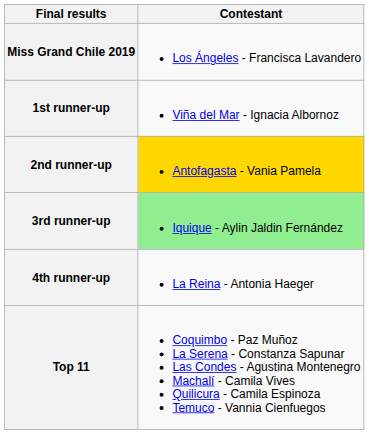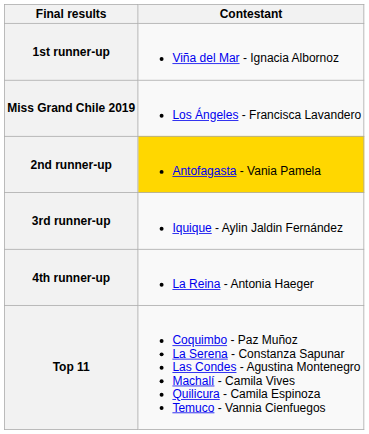rows swapped: (71, 52) <-> (71, 108)
(251, 228) lightgreen background -> (251, 228) no background
